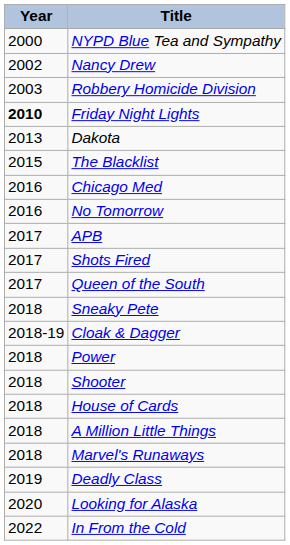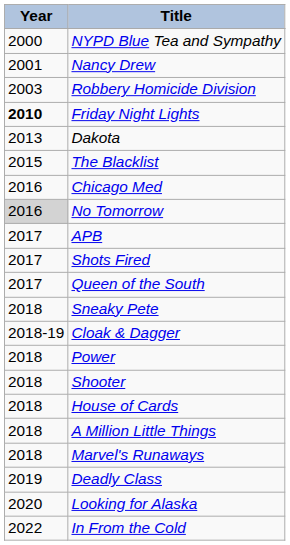(25, 65) 2002 -> (25, 65) 2001
(25, 211) no background -> (25, 211) lightgrey background
